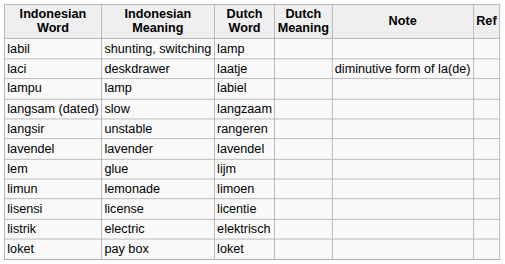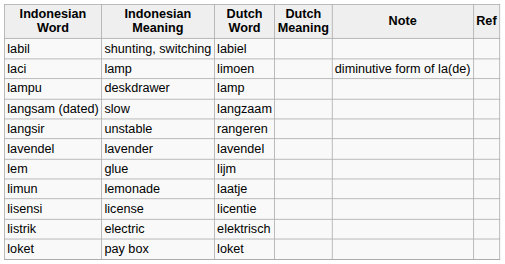(231, 48) lamp -> (232, 48) labiel
(137, 68) deskdrawer -> (118, 68) lamp
(232, 68) laatje -> (236, 68) limoen
(118, 88) lamp -> (137, 88) deskdrawer
(232, 88) labiel -> (231, 88) lamp
(236, 189) limoen -> (232, 189) laatje
